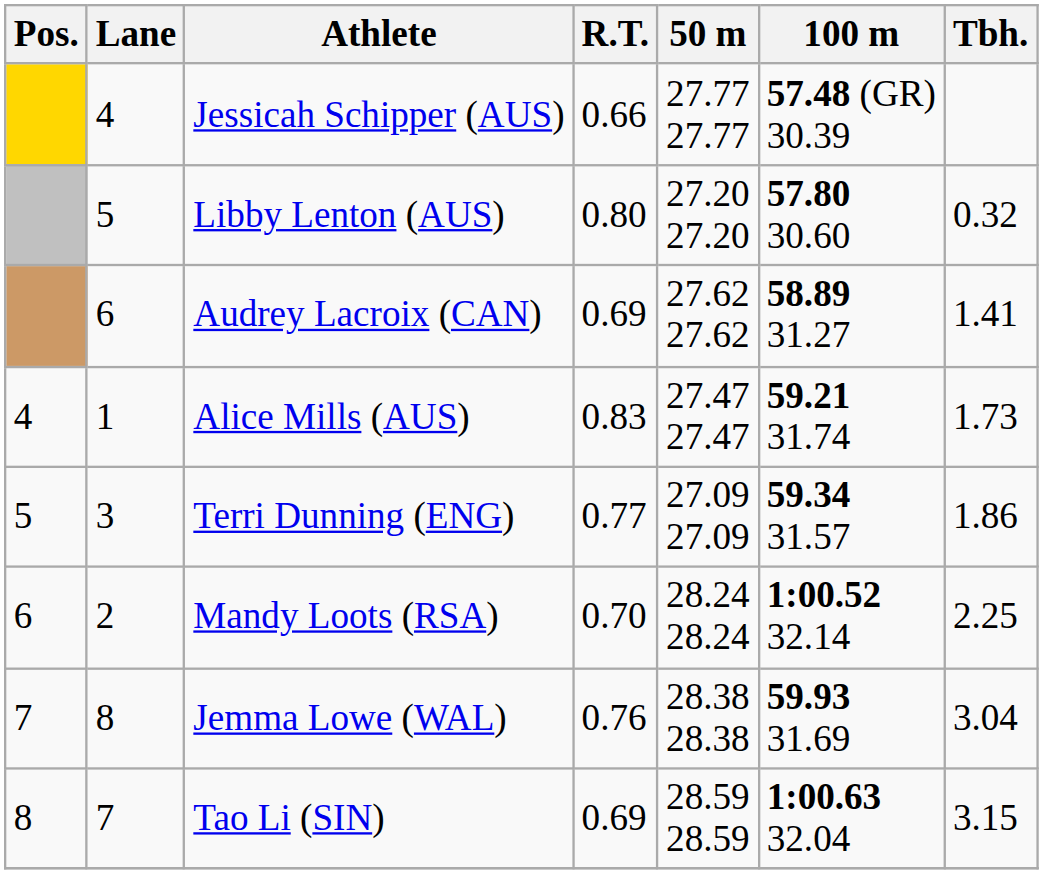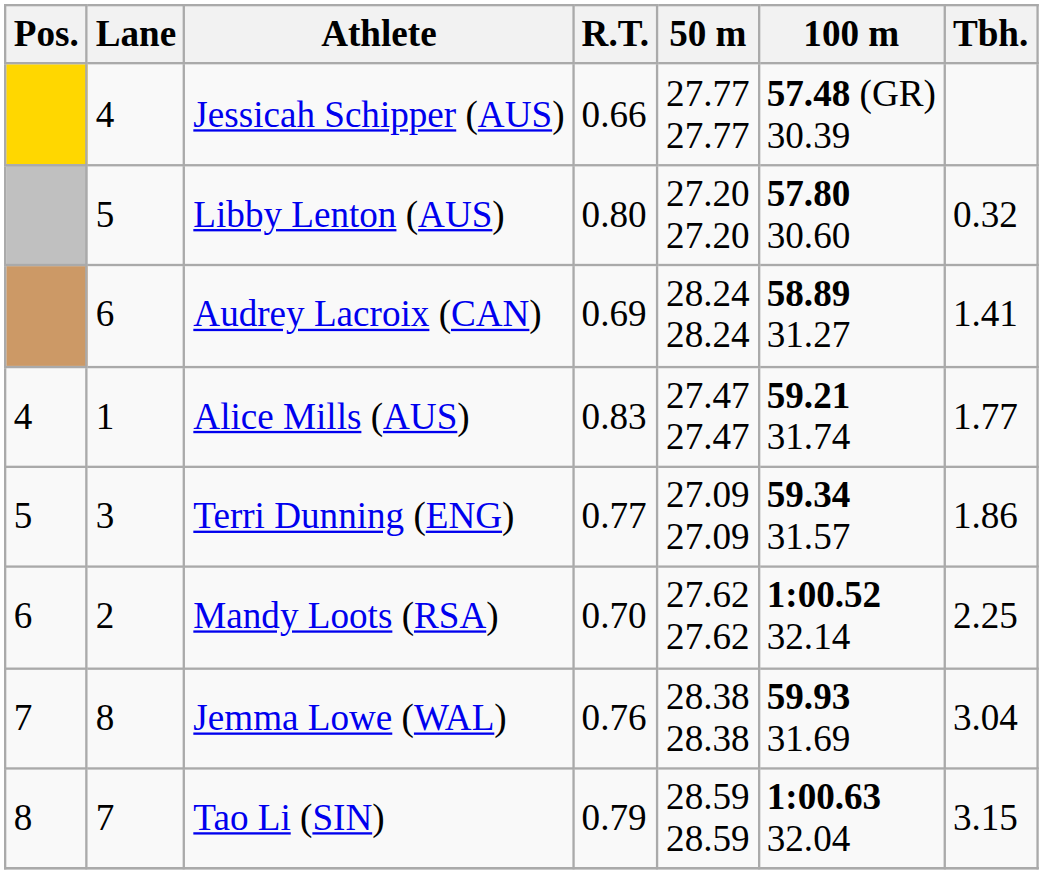(708, 314) 27.62 27.62 -> (708, 314) 28.24 28.24
(985, 415) 1.73 -> (985, 415) 1.77
(708, 616) 28.24 28.24 -> (708, 616) 27.62 27.62
(614, 818) 0.69 -> (614, 818) 0.79
